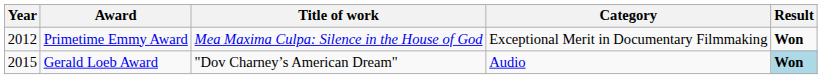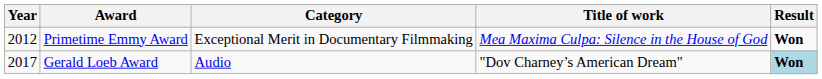columns swapped: (628, 16) <-> (339, 16)
(22, 62) 2015 -> (22, 62) 2017
